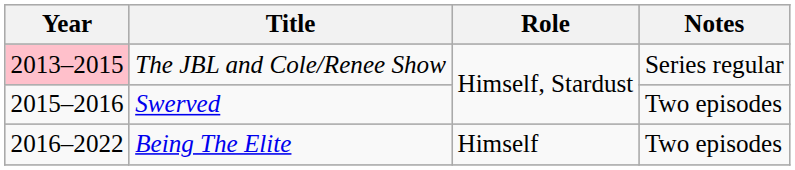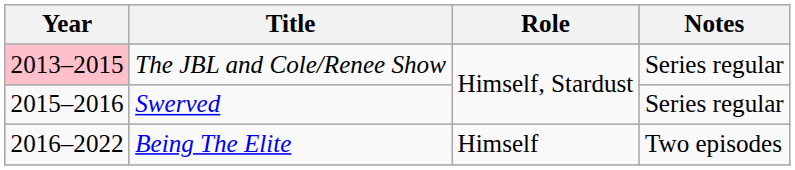(713, 104) Two episodes -> (714, 104) Series regular
